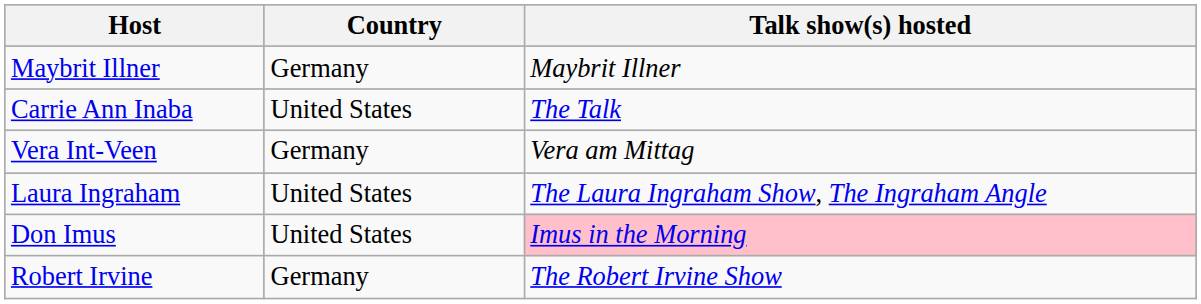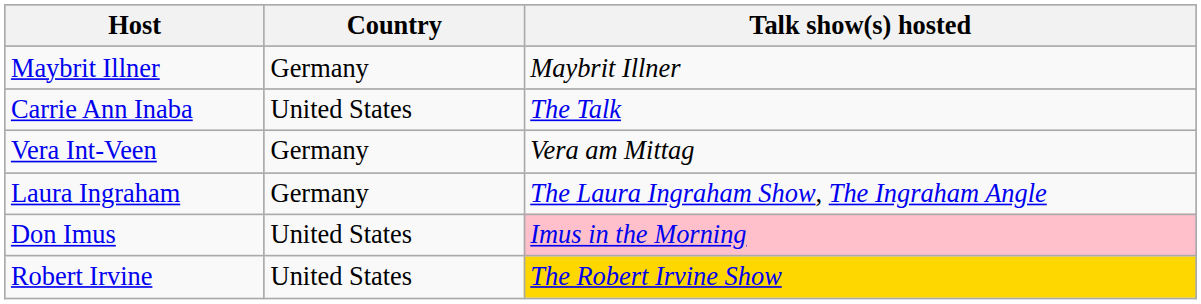(341, 192) United States -> (320, 192) Germany
(320, 276) Germany -> (341, 276) United States
(656, 276) no background -> (656, 276) gold background
